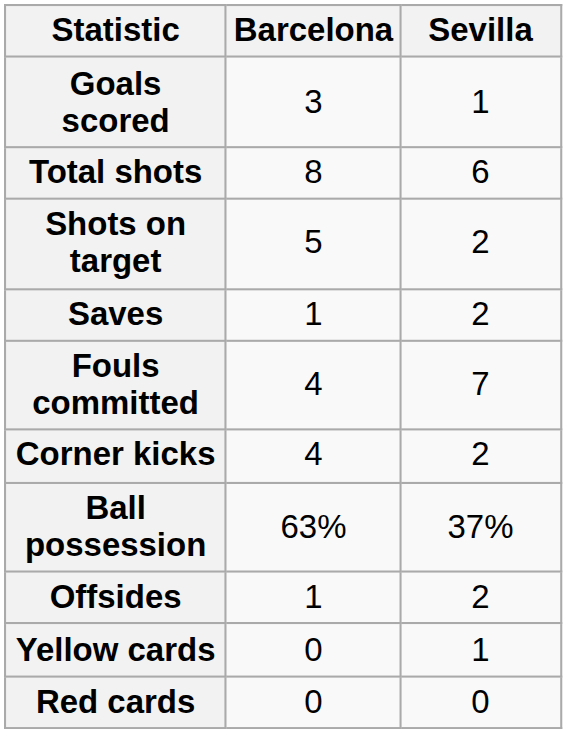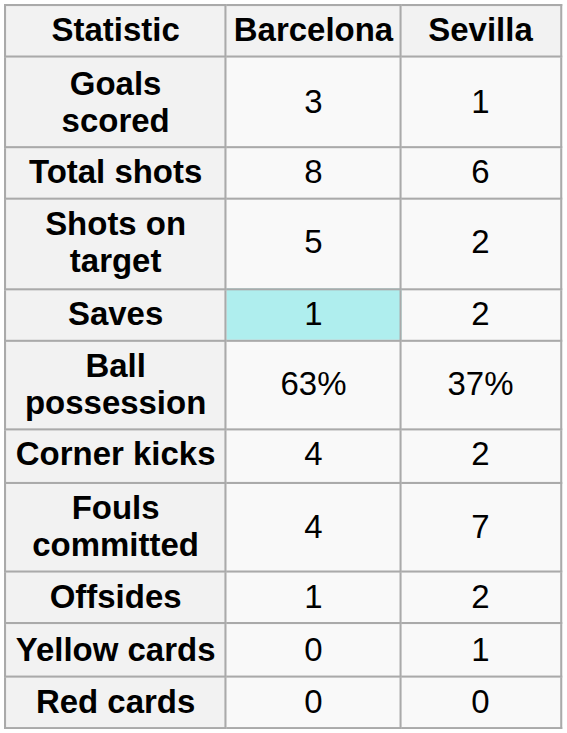(314, 313) no background -> (314, 313) paleturquoise background
rows swapped: (116, 526) <-> (116, 384)
